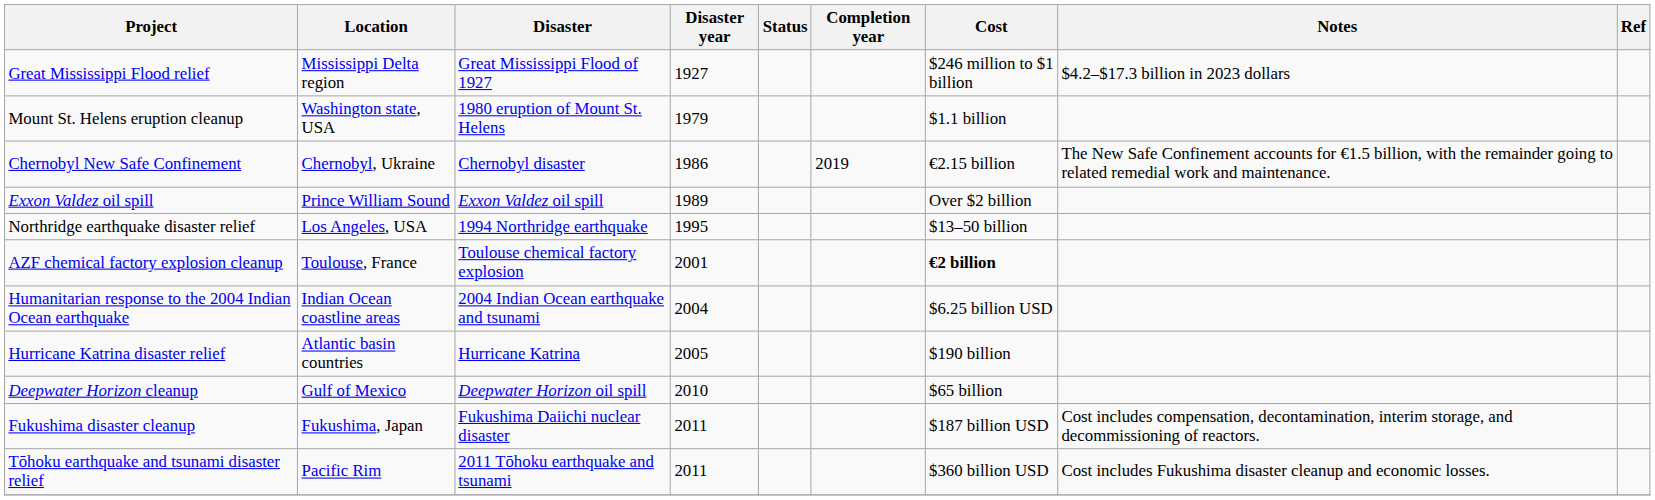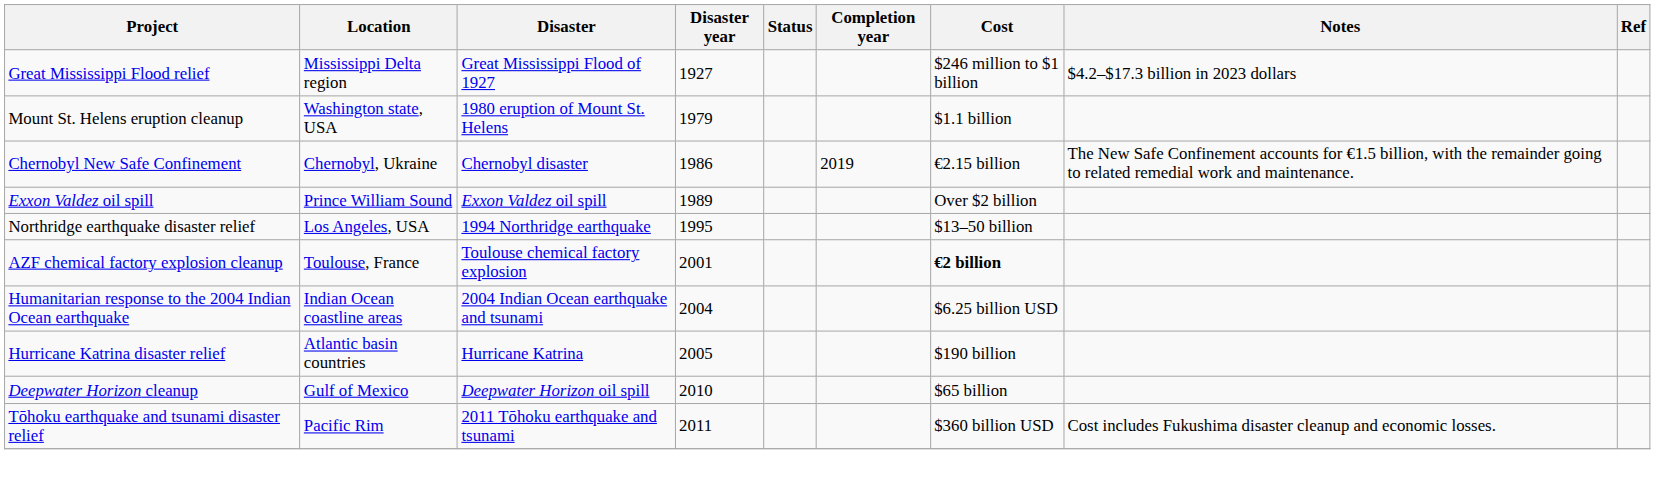- row: (102, 426)
